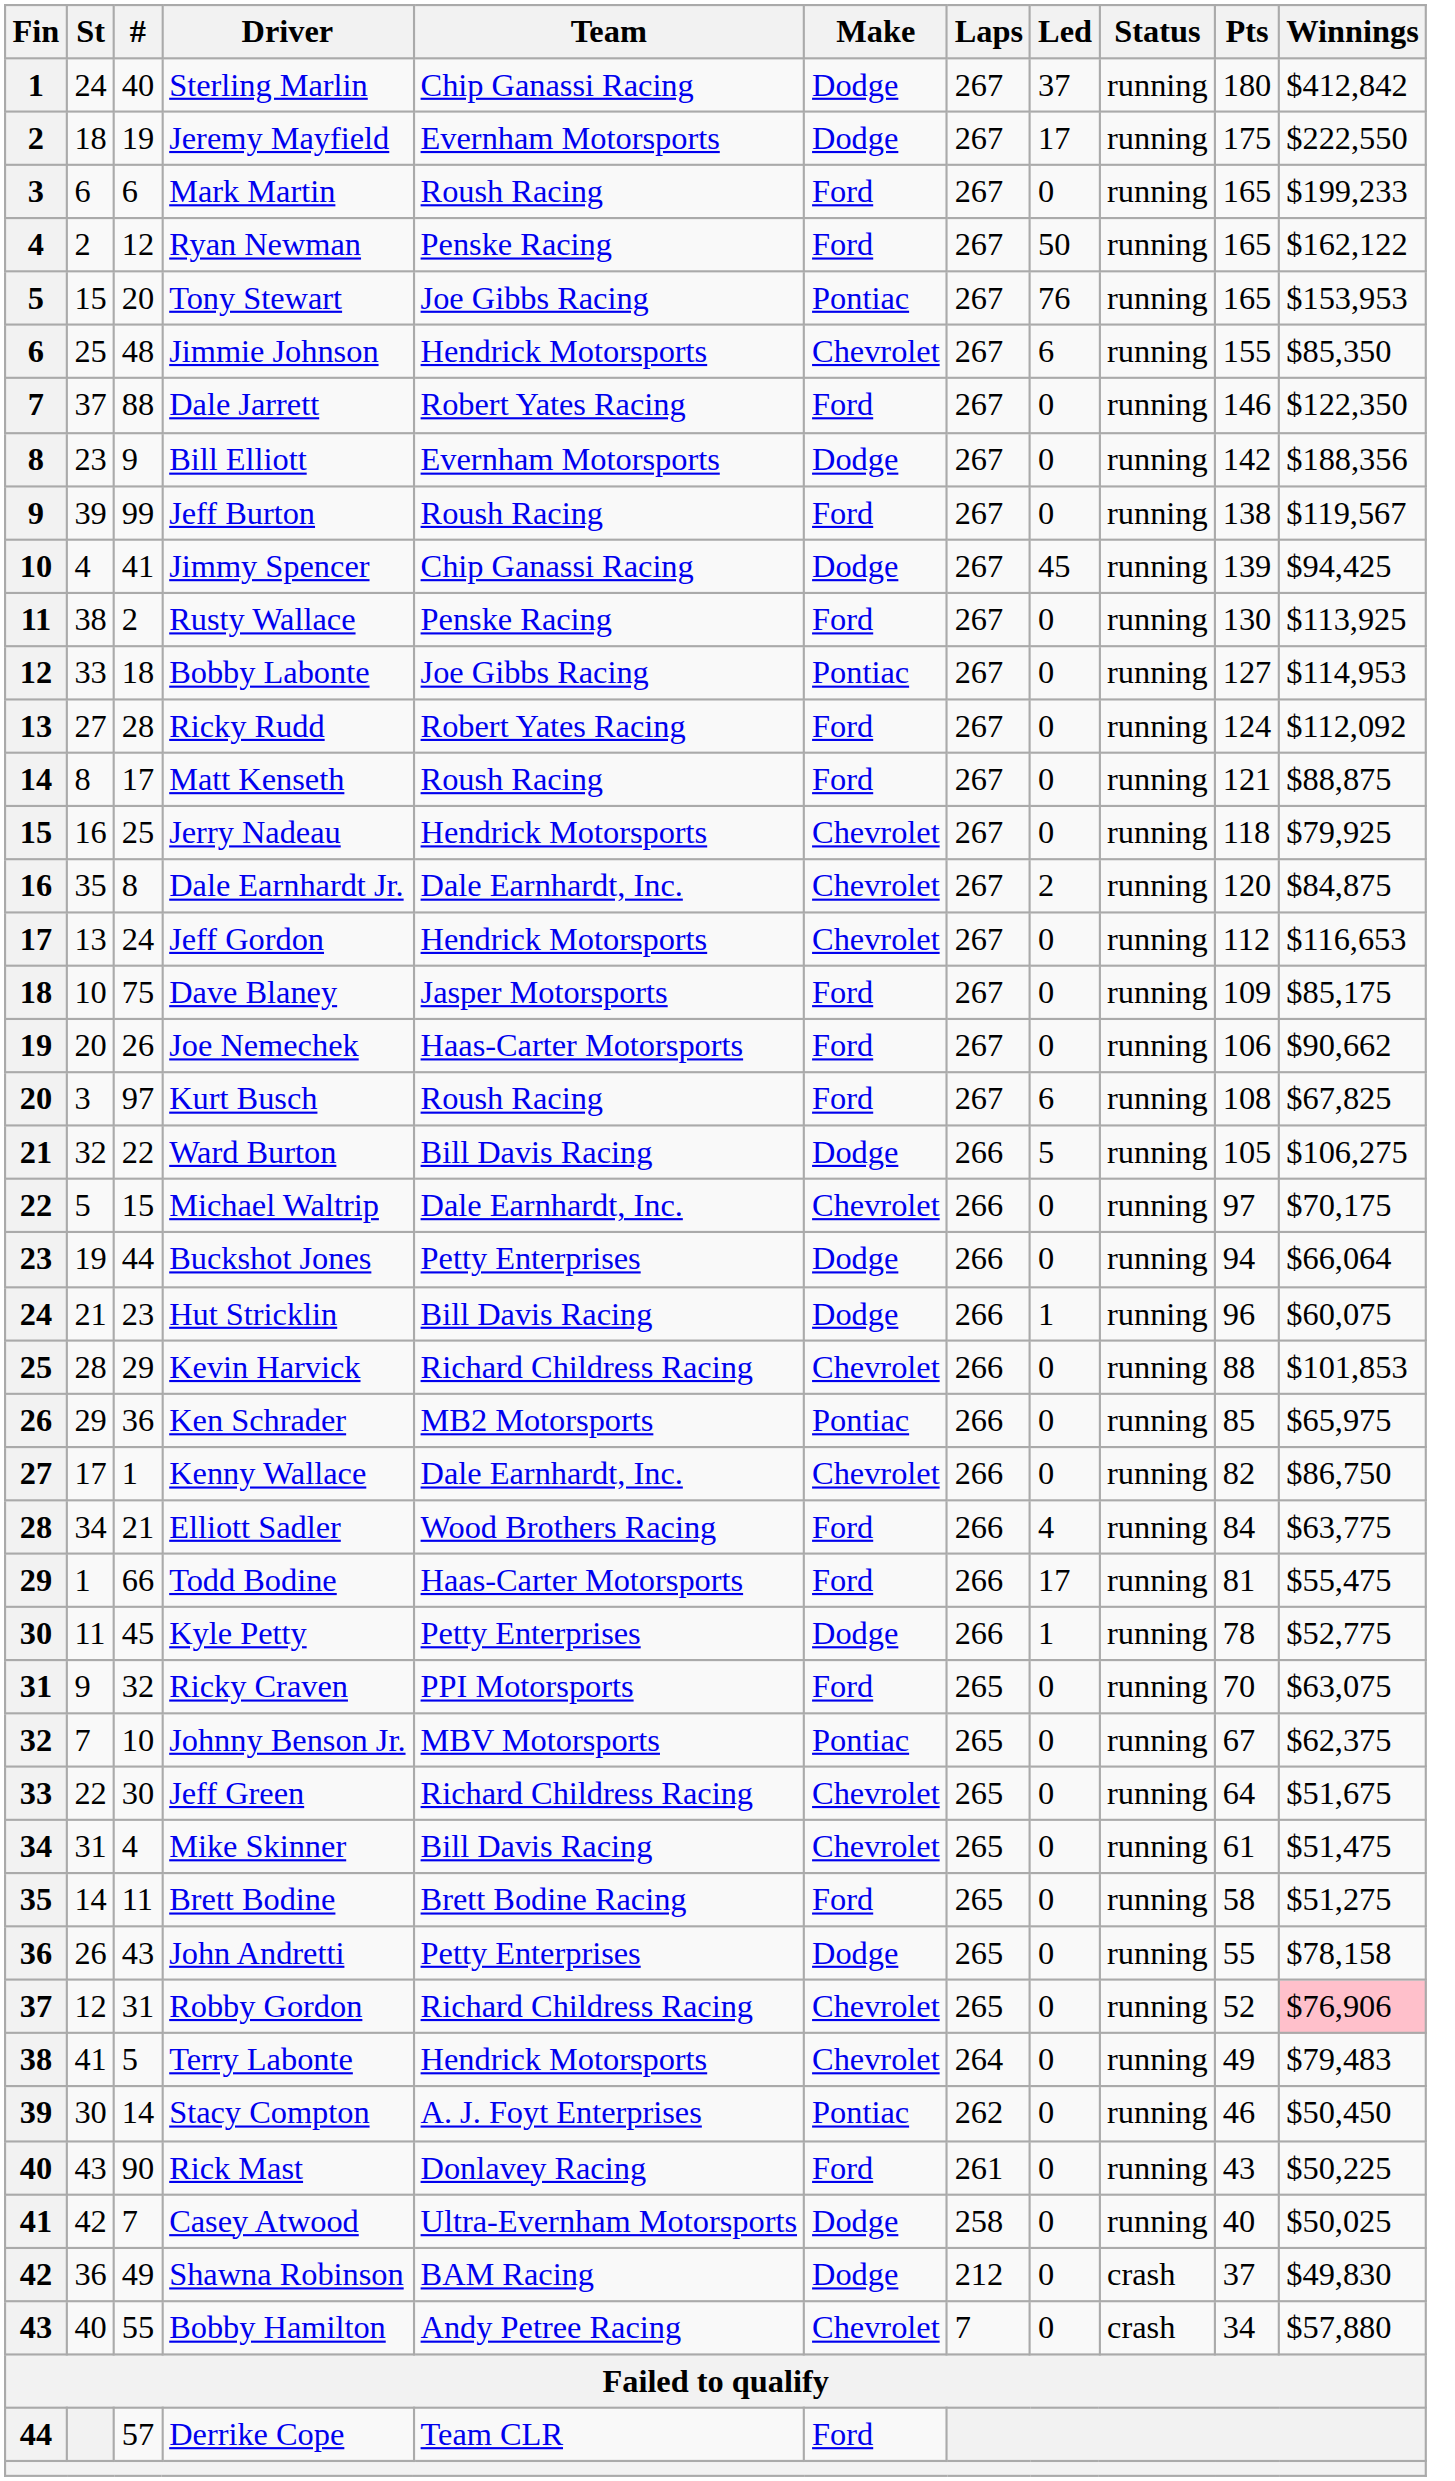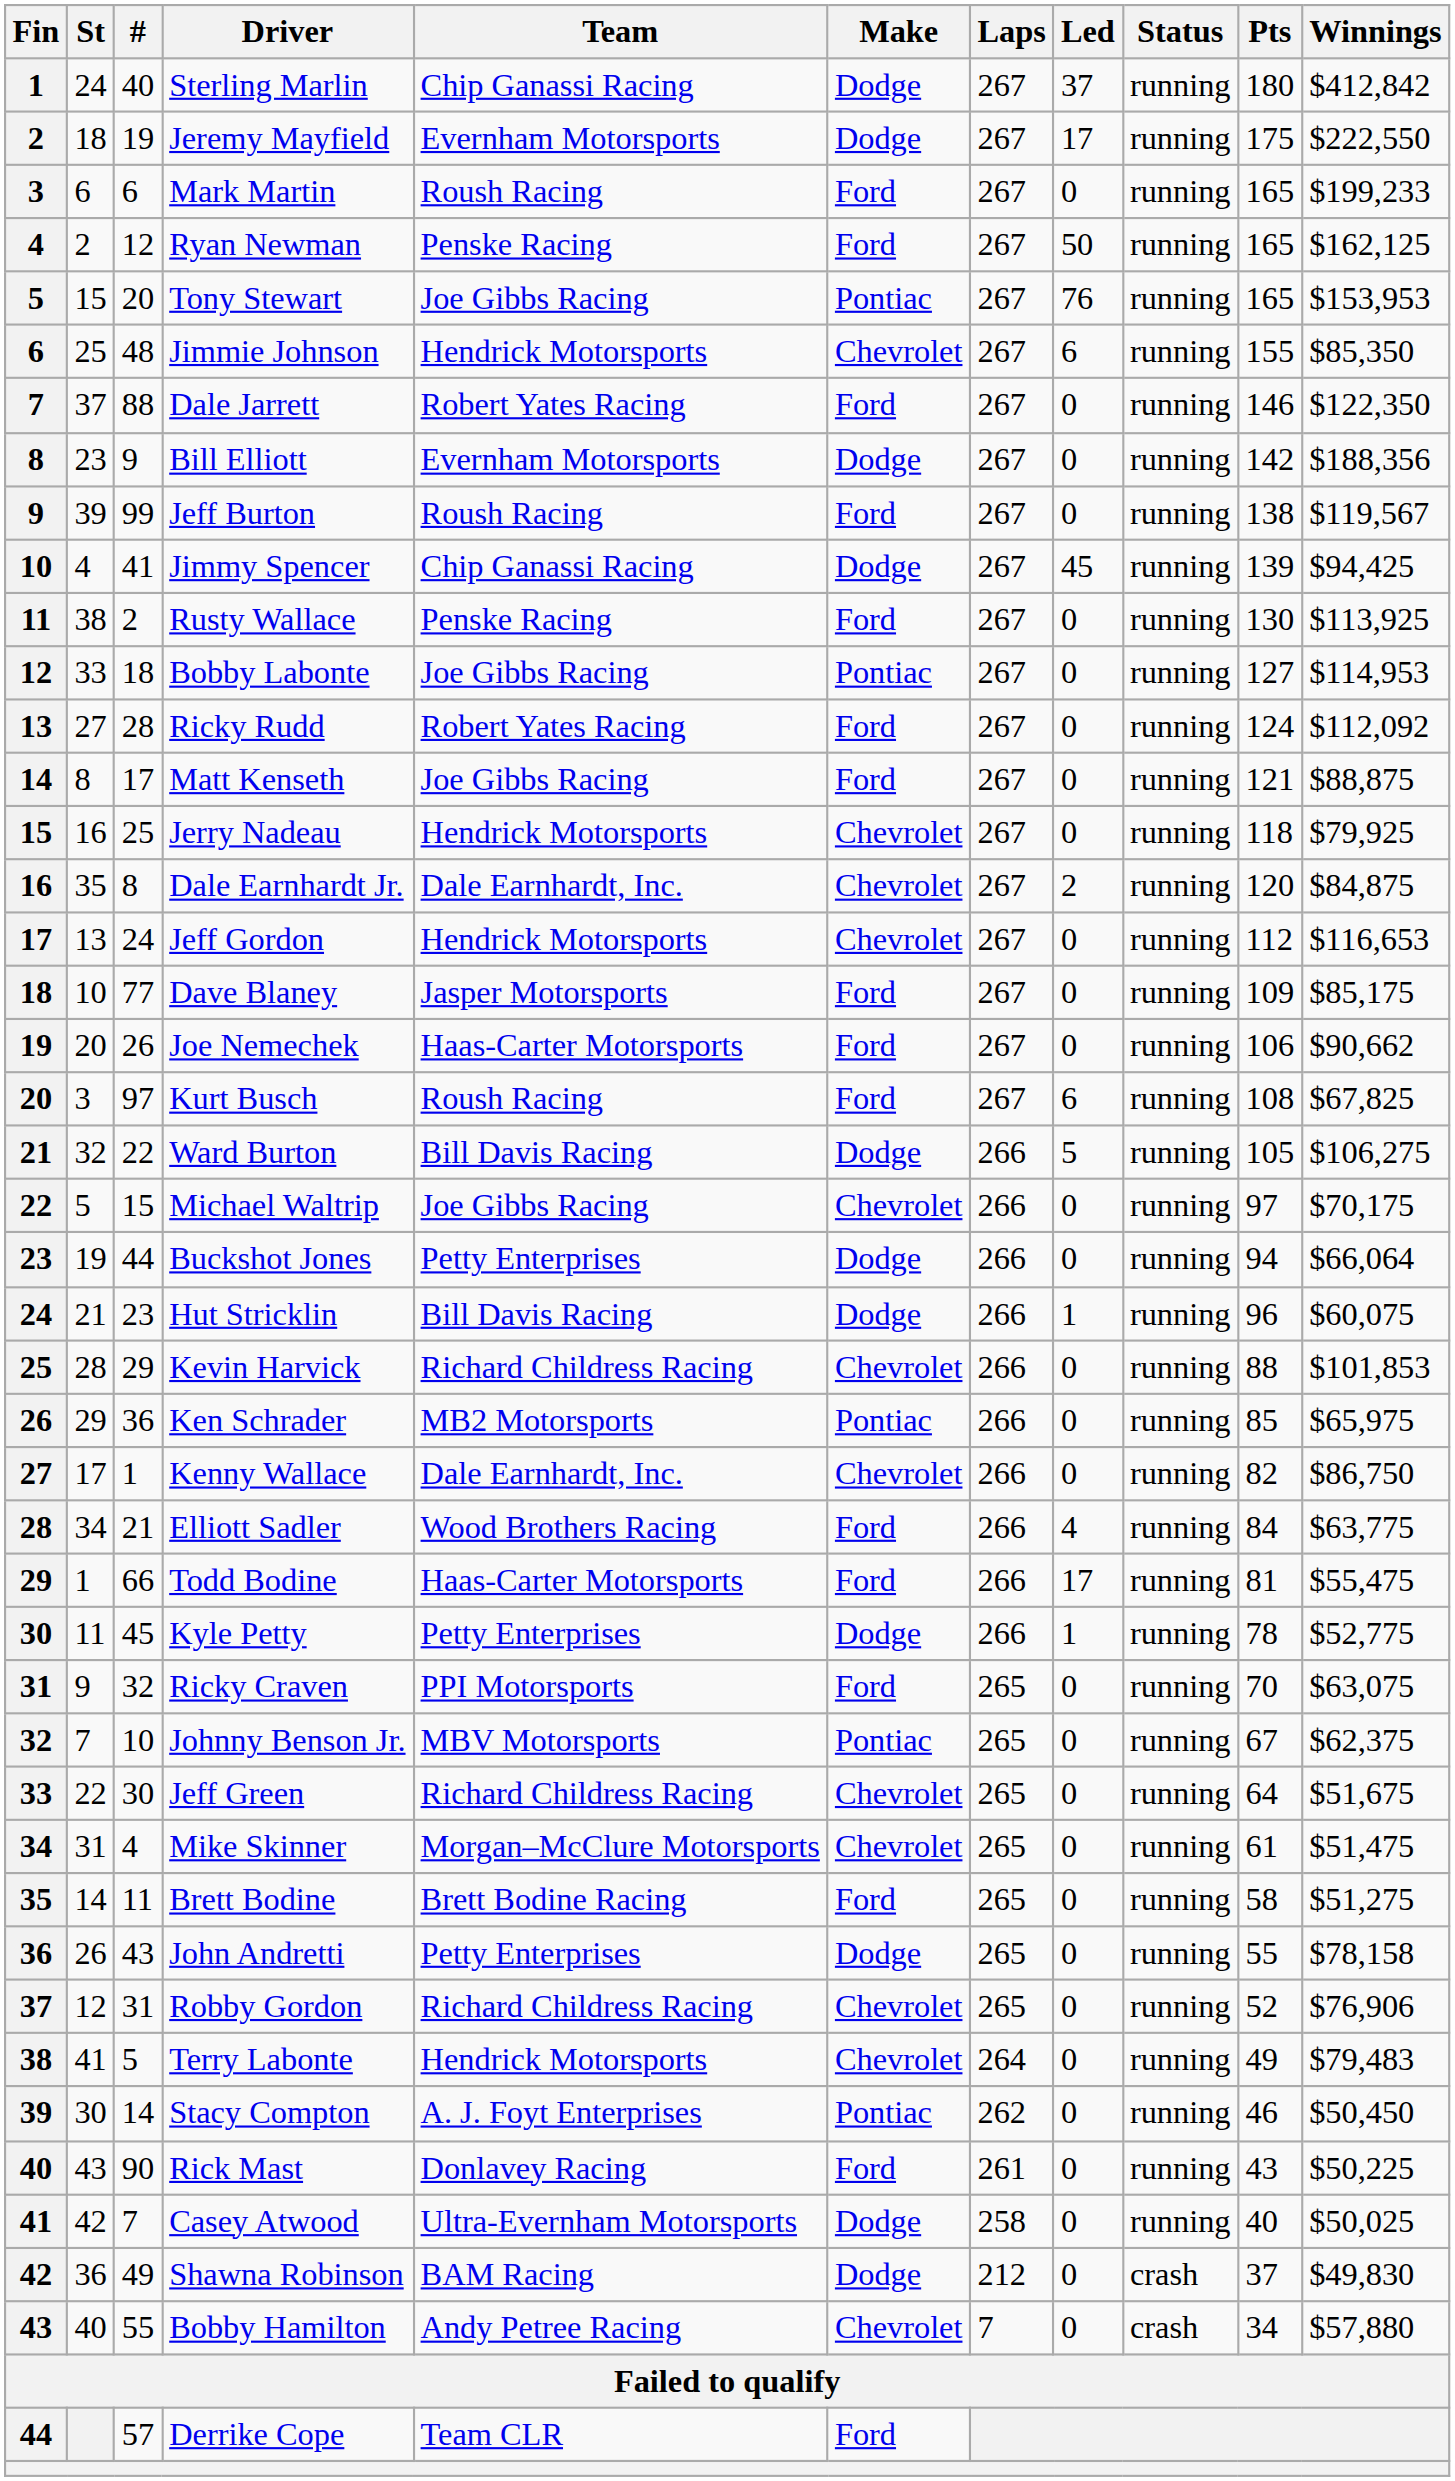(1347, 244) $162,122 -> (1370, 244) $162,125
(512, 778) Roush Racing -> (535, 778) Joe Gibbs Racing
(138, 992) 75 -> (138, 992) 77
(552, 1205) Dale Earnhardt, Inc. -> (535, 1205) Joe Gibbs Racing
(537, 1846) Bill Davis Racing -> (620, 1846) Morgan–McClure Motorsports
(1339, 2006) pink background -> (1362, 2006) no background
